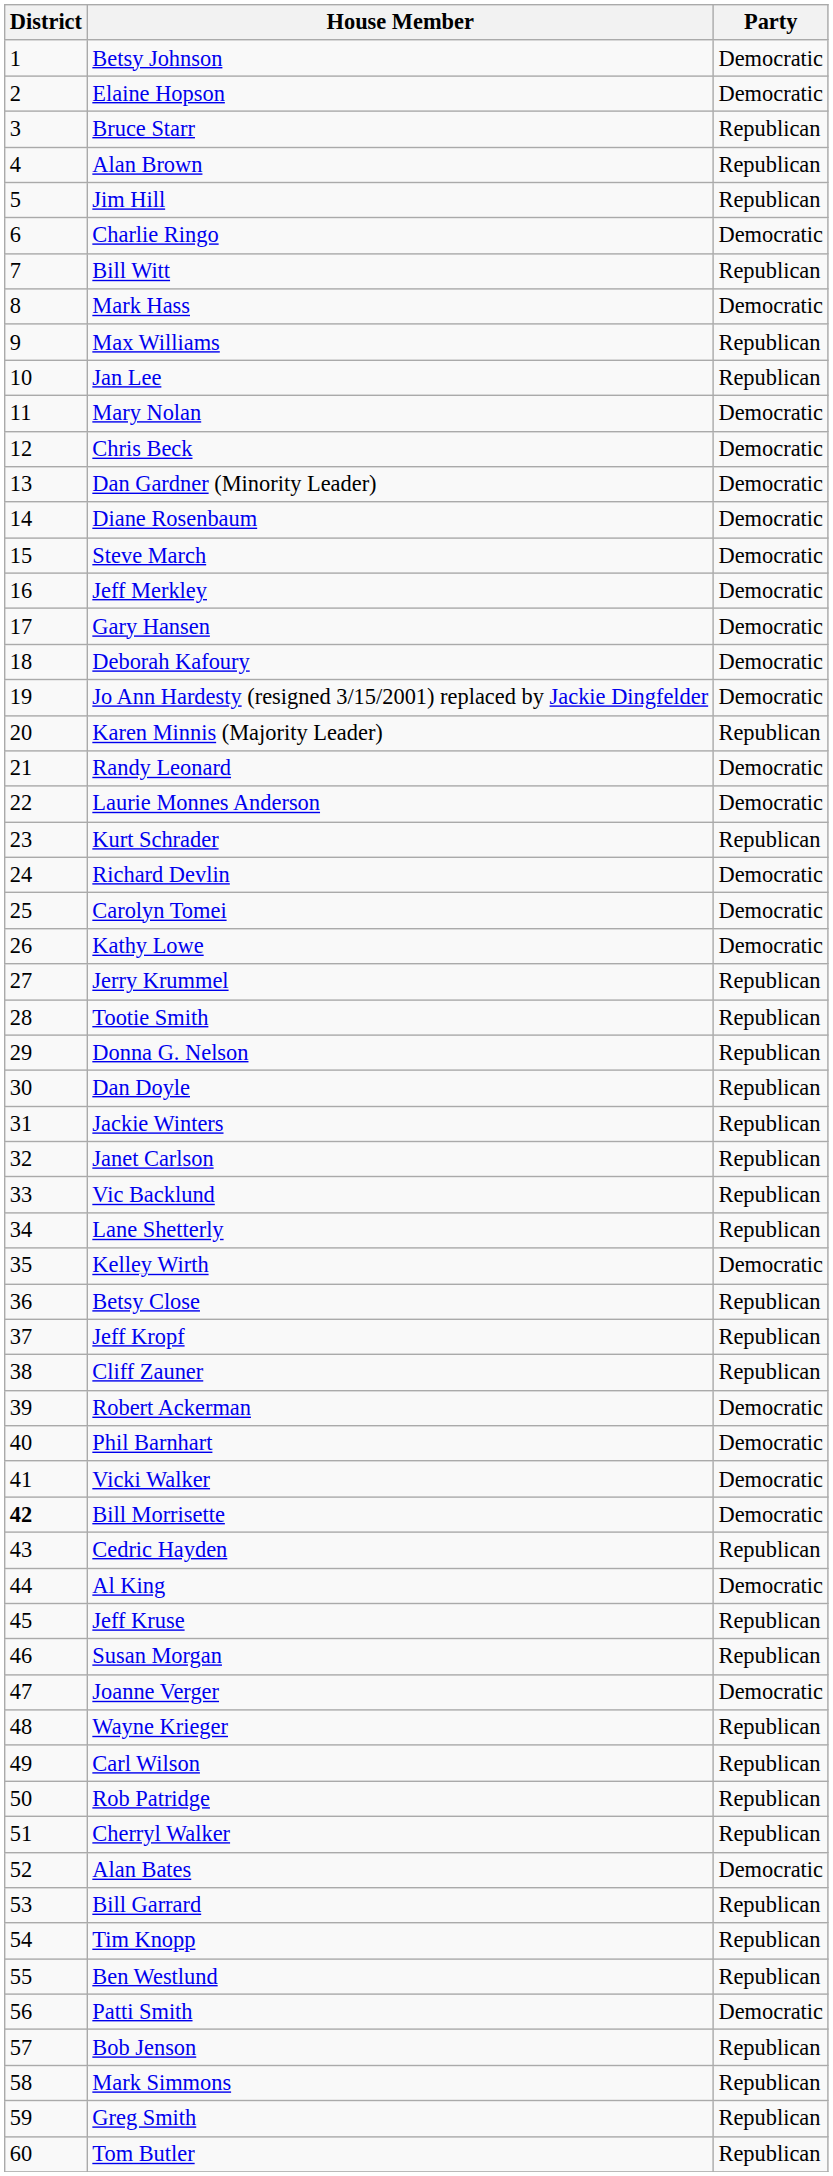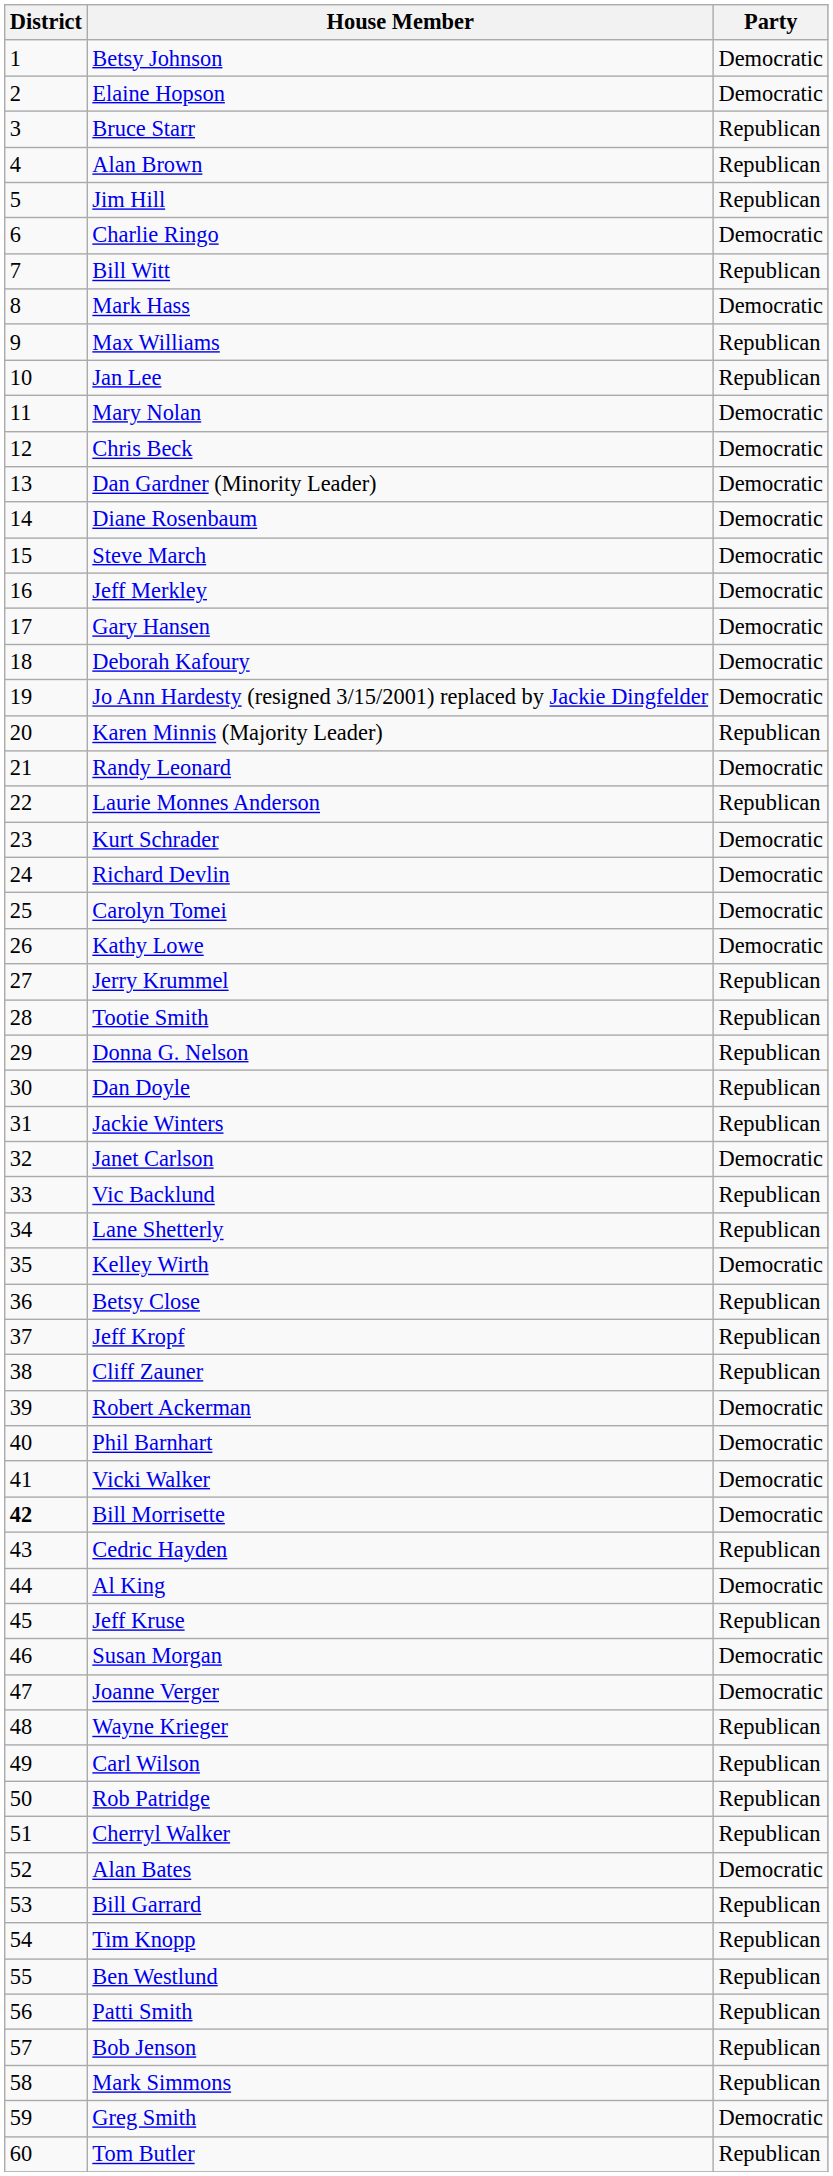(771, 803) Democratic -> (769, 803) Republican
(769, 839) Republican -> (771, 839) Democratic
(769, 1159) Republican -> (771, 1159) Democratic
(769, 1656) Republican -> (771, 1656) Democratic
(771, 2011) Democratic -> (769, 2011) Republican
(769, 2118) Republican -> (771, 2118) Democratic
